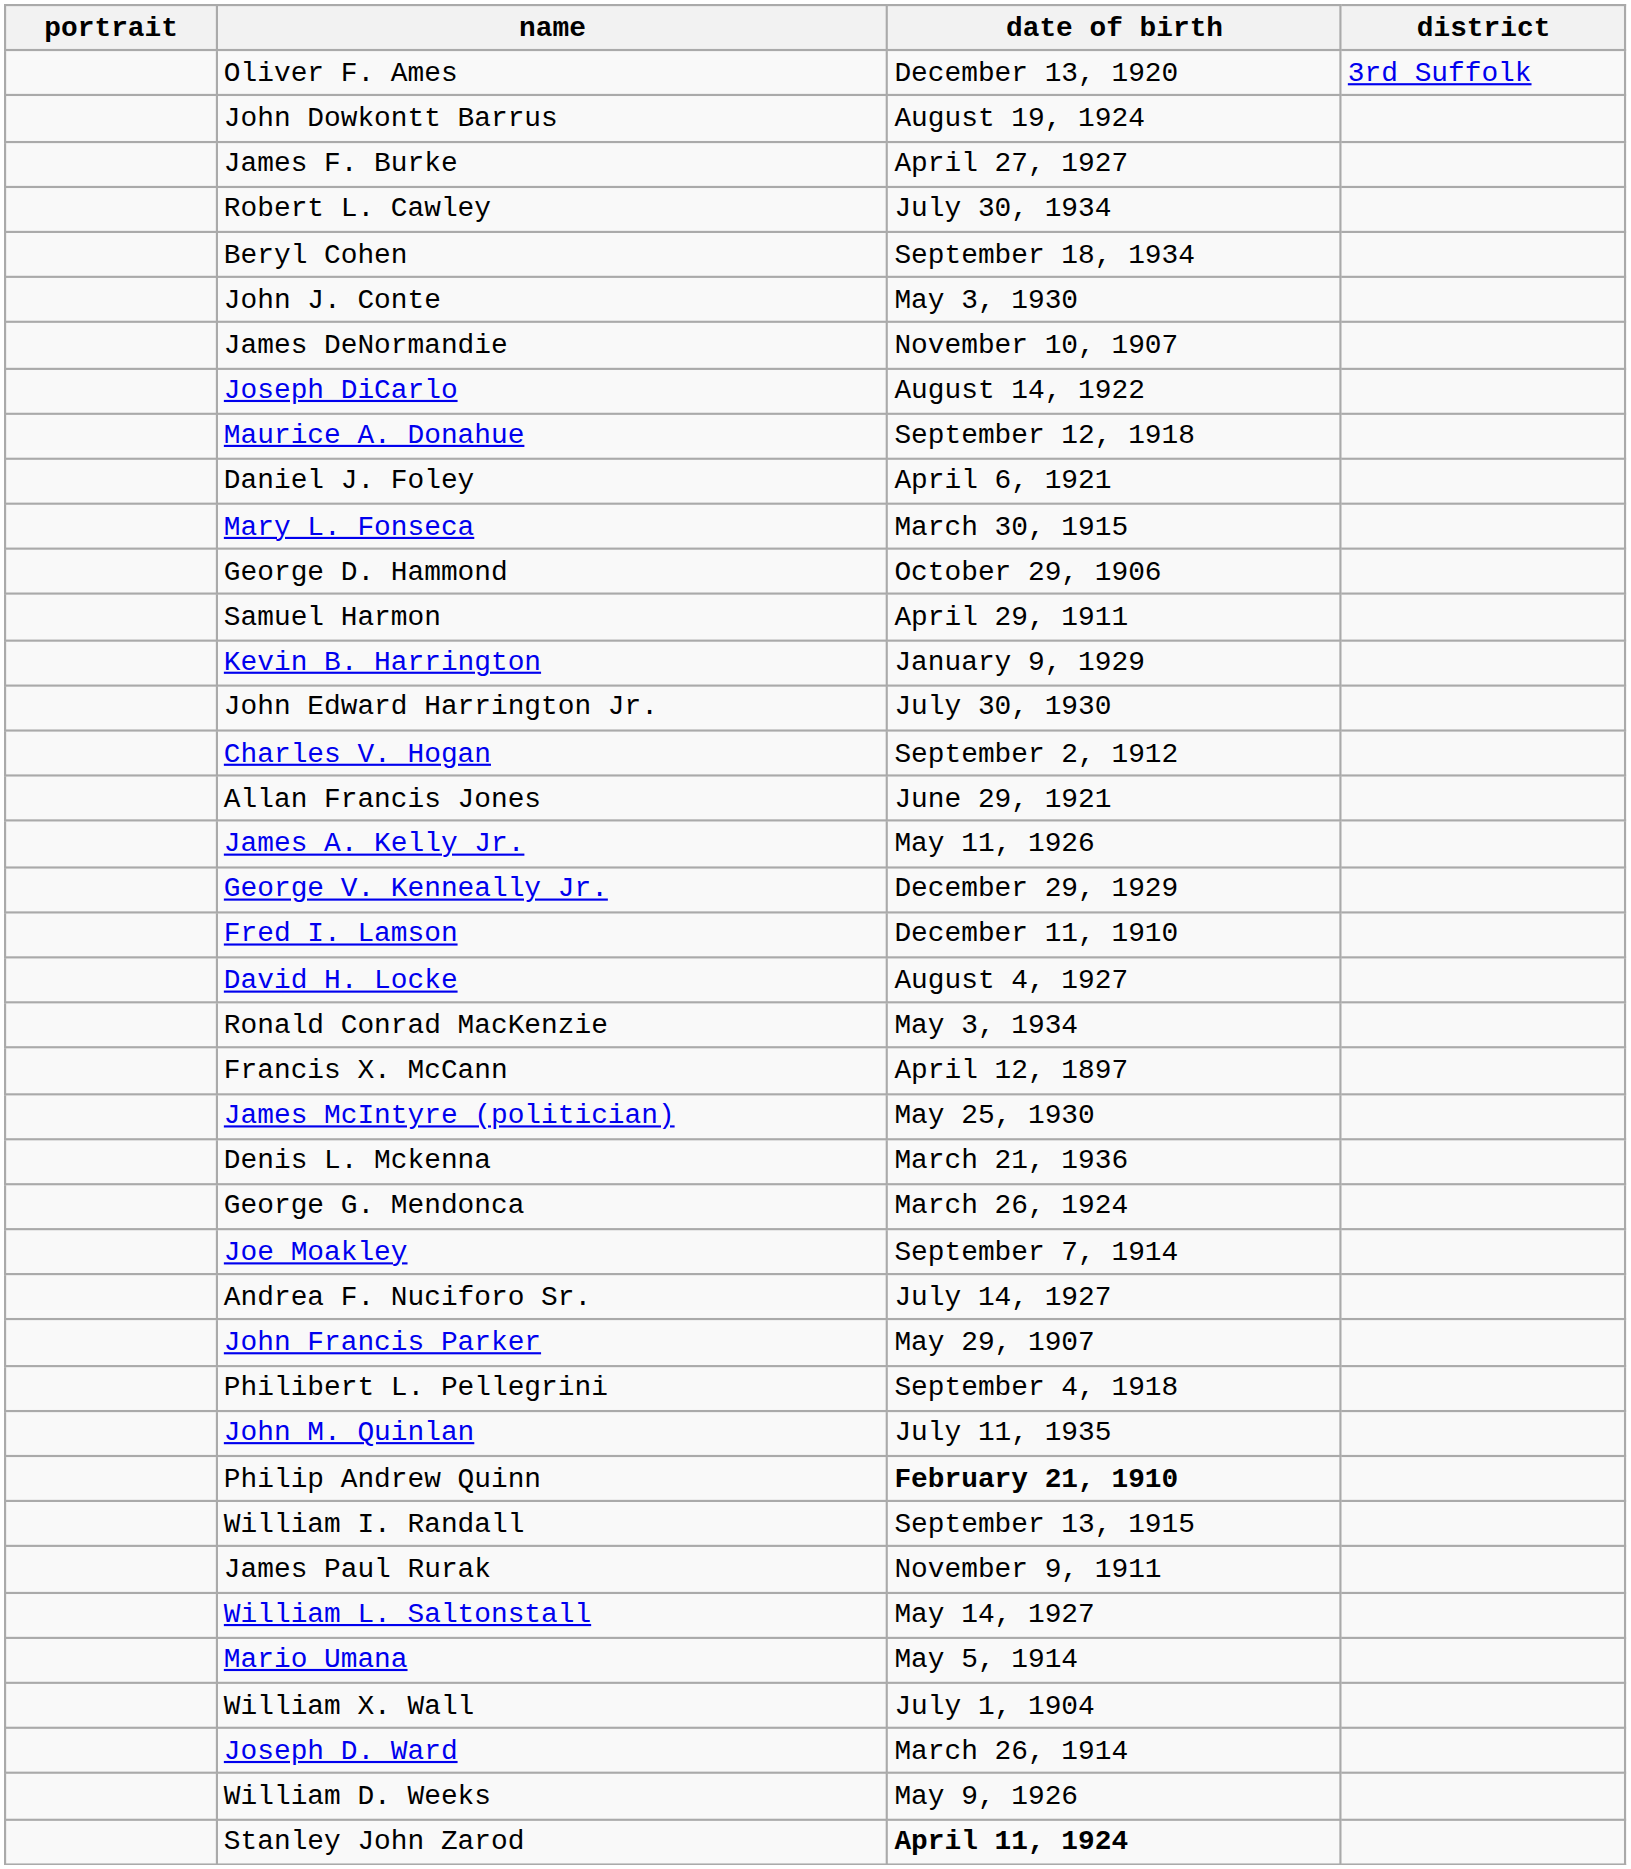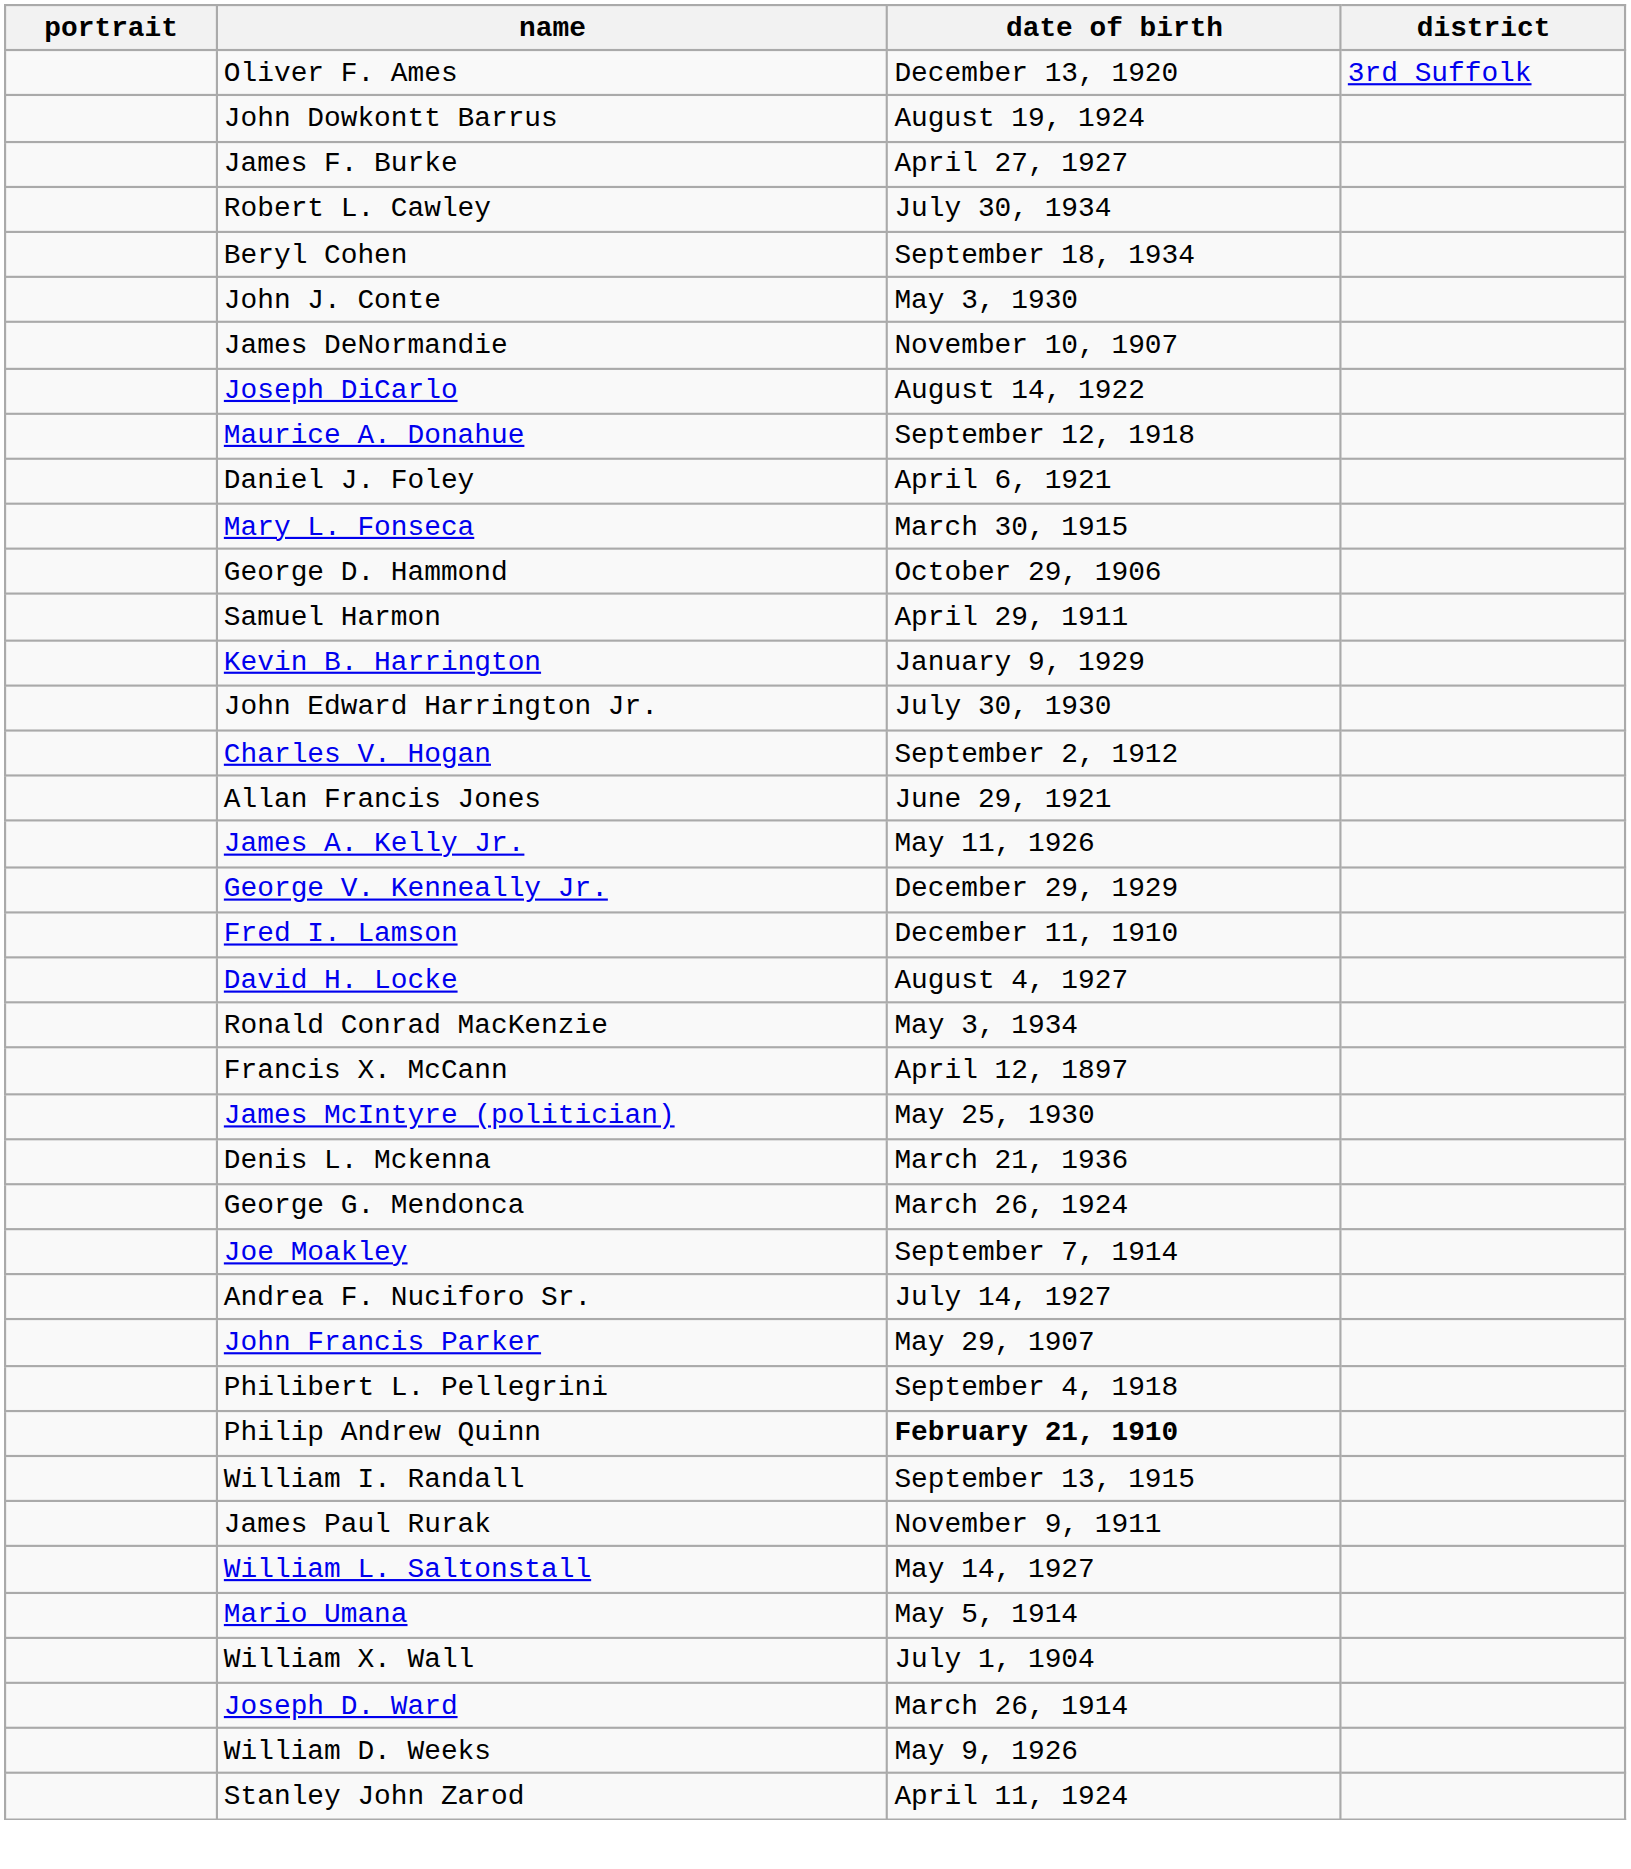- row: (349, 1433)
(1011, 1841) bold -> (1011, 1796) normal
